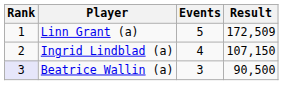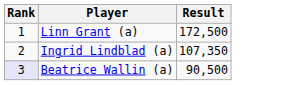- column: (200, 14)
(251, 33) 172,509 -> (204, 33) 172,500
(251, 52) 107,150 -> (204, 52) 107,350
